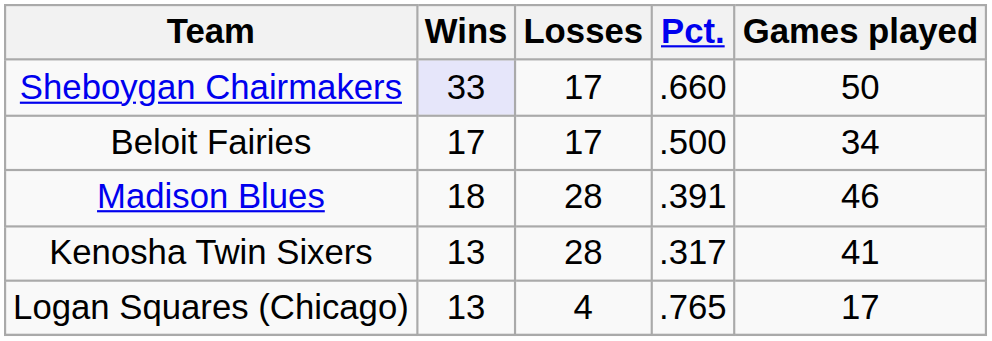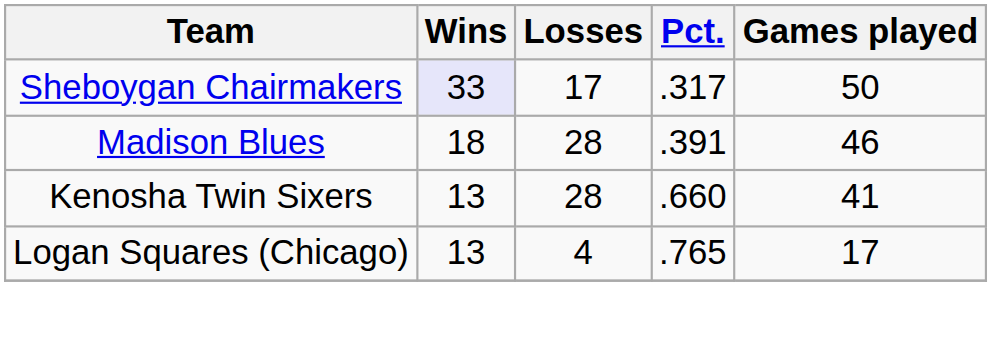(693, 87) .660 -> (693, 87) .317
- row: (211, 142)
(693, 252) .317 -> (693, 197) .660
